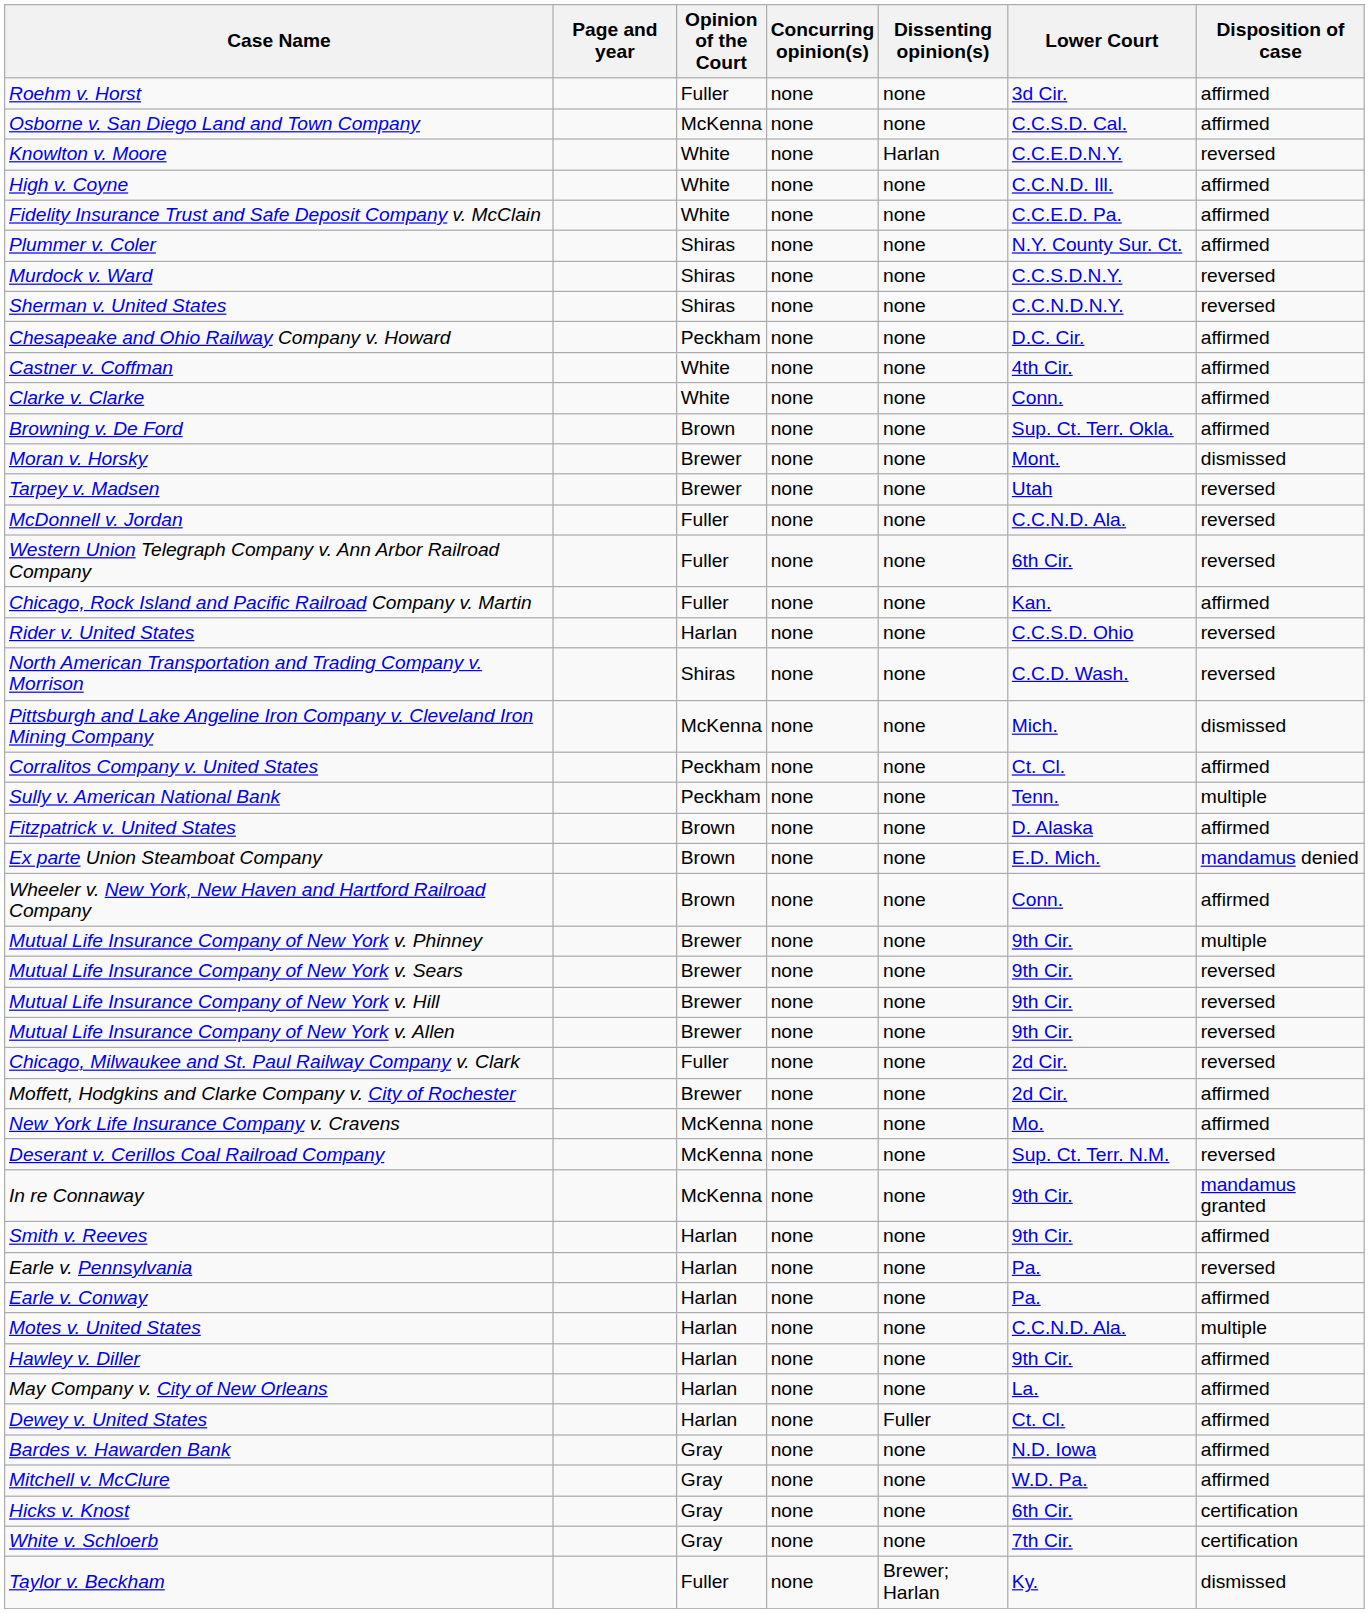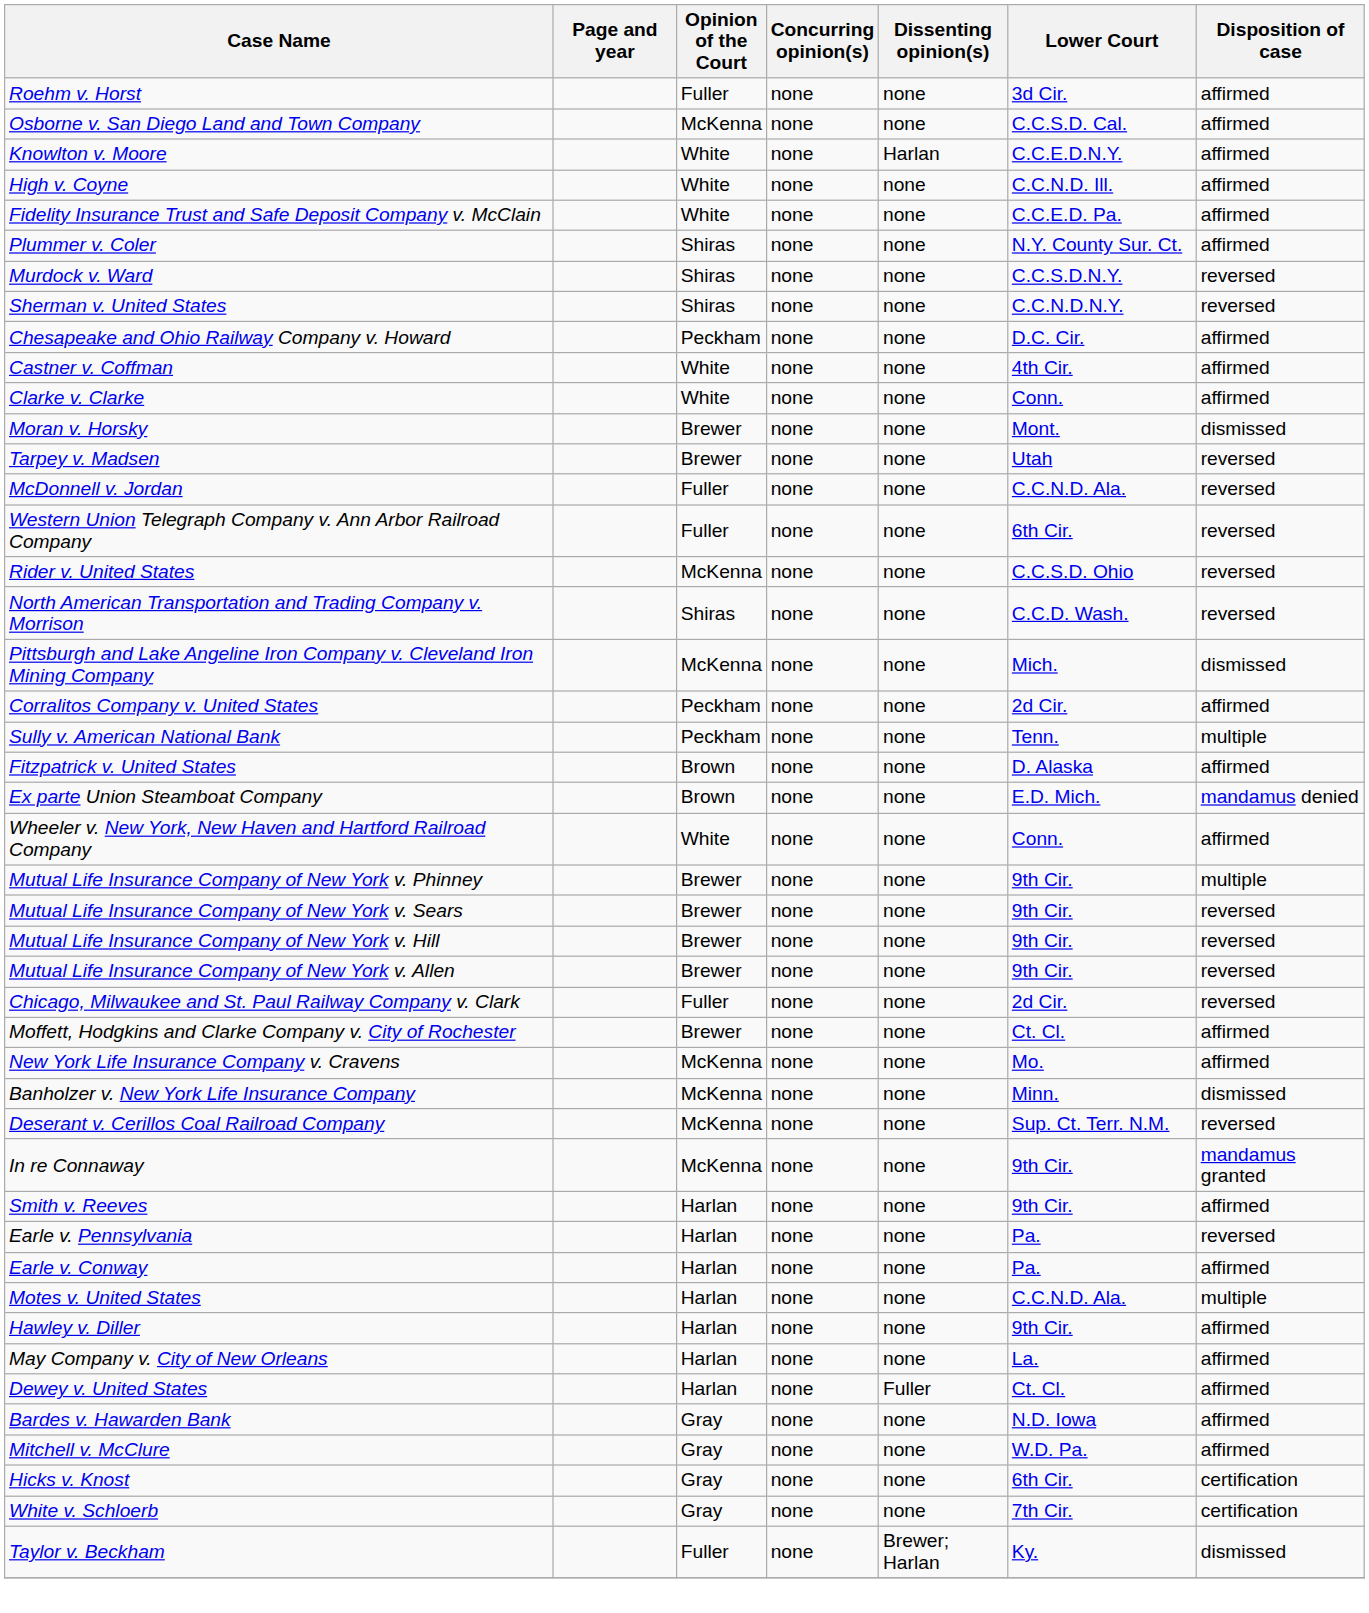(1238, 154) reversed -> (1235, 154) affirmed
- row: (96, 428)
- row: (270, 602)
(709, 632) Harlan -> (721, 571) McKenna
(1039, 767) Ct. Cl. -> (1040, 706) 2d Cir.
(708, 899) Brown -> (705, 838) White
(1040, 1093) 2d Cir. -> (1039, 1032) Ct. Cl.
+ row: (212, 1093)
